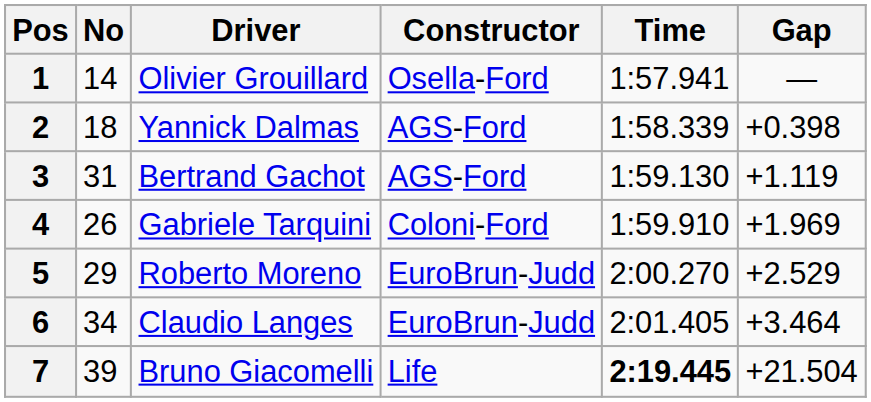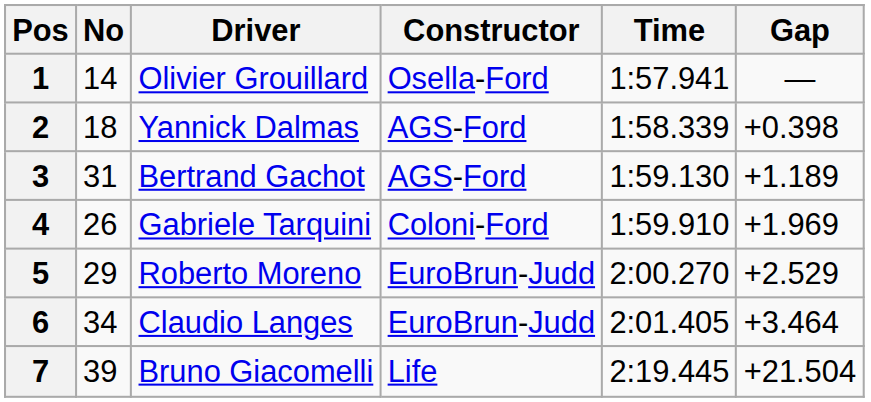(792, 176) +1.119 -> (791, 176) +1.189
(670, 372) bold -> (669, 372) normal
